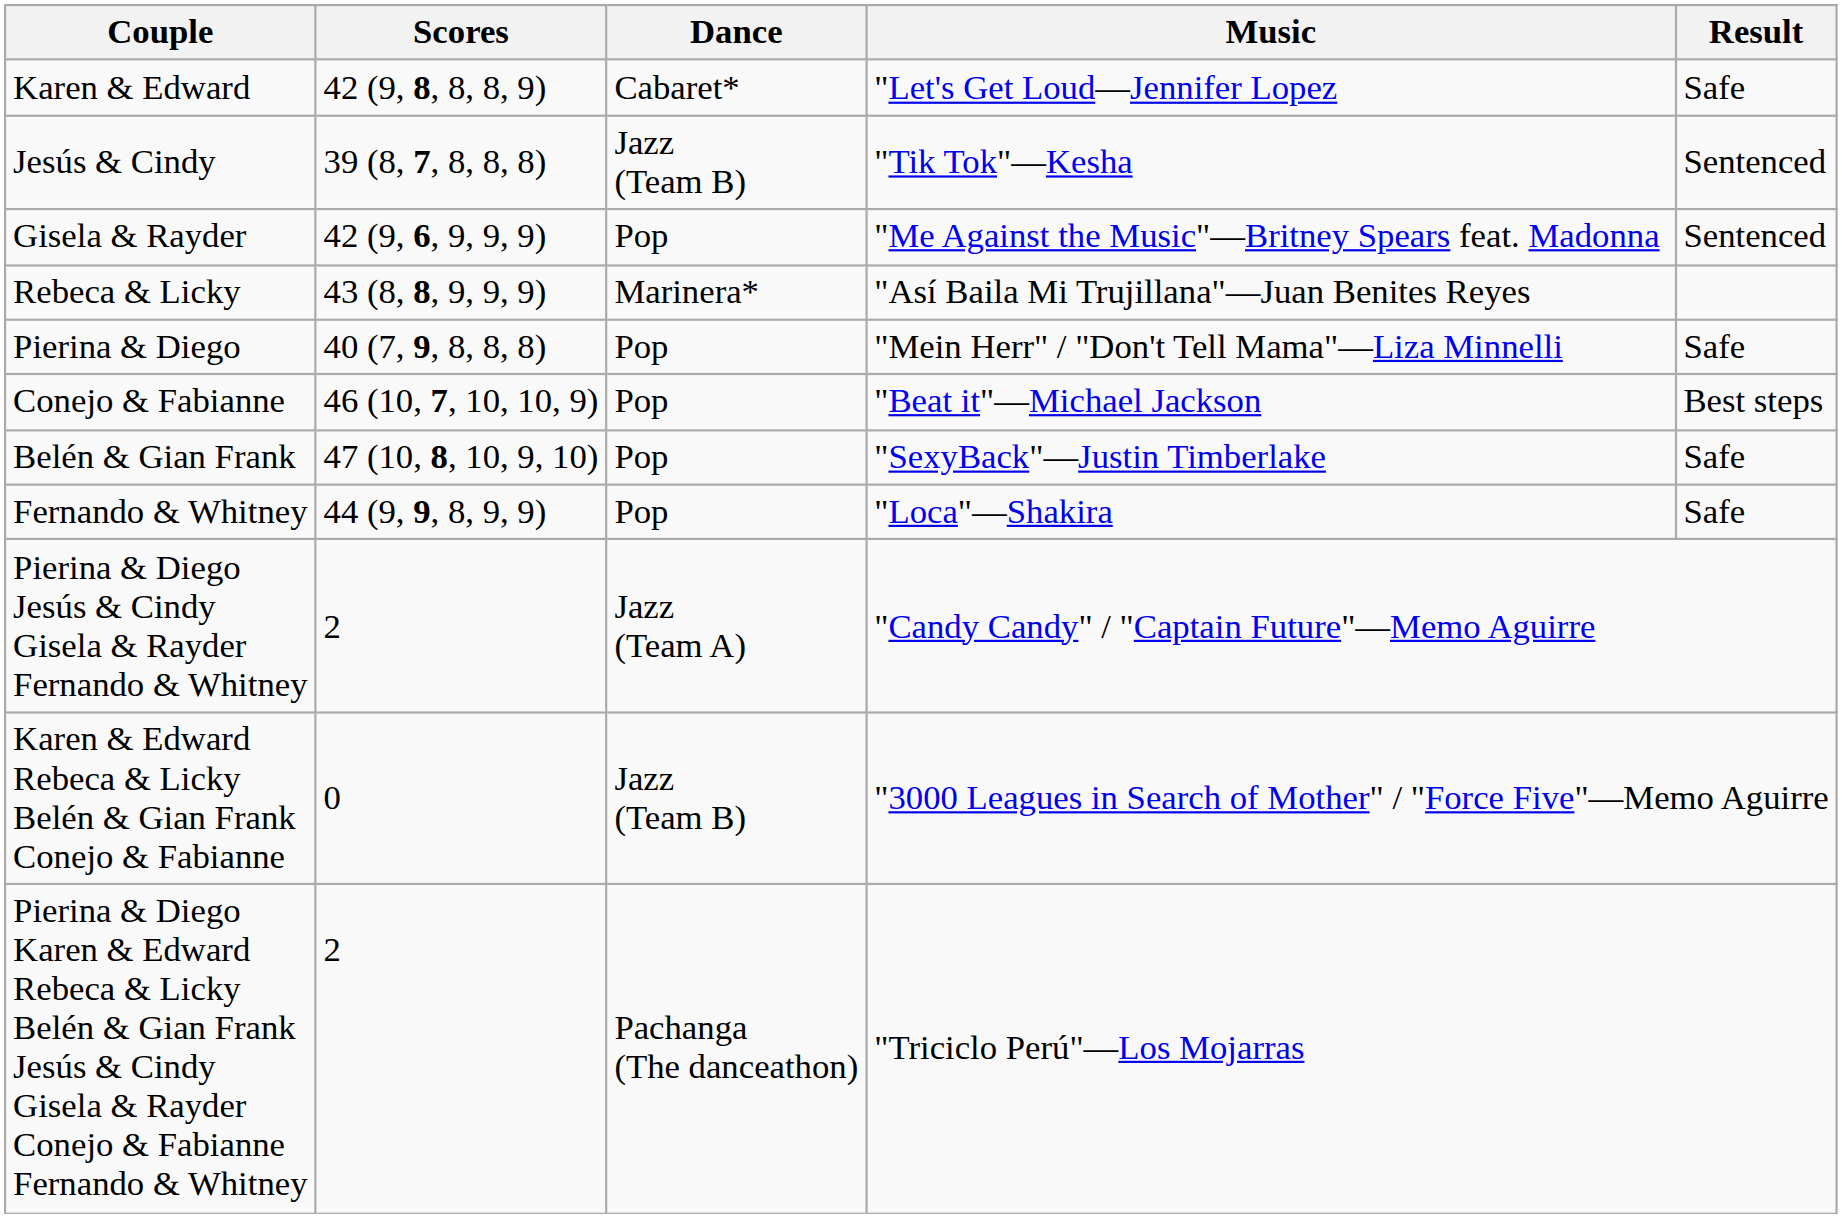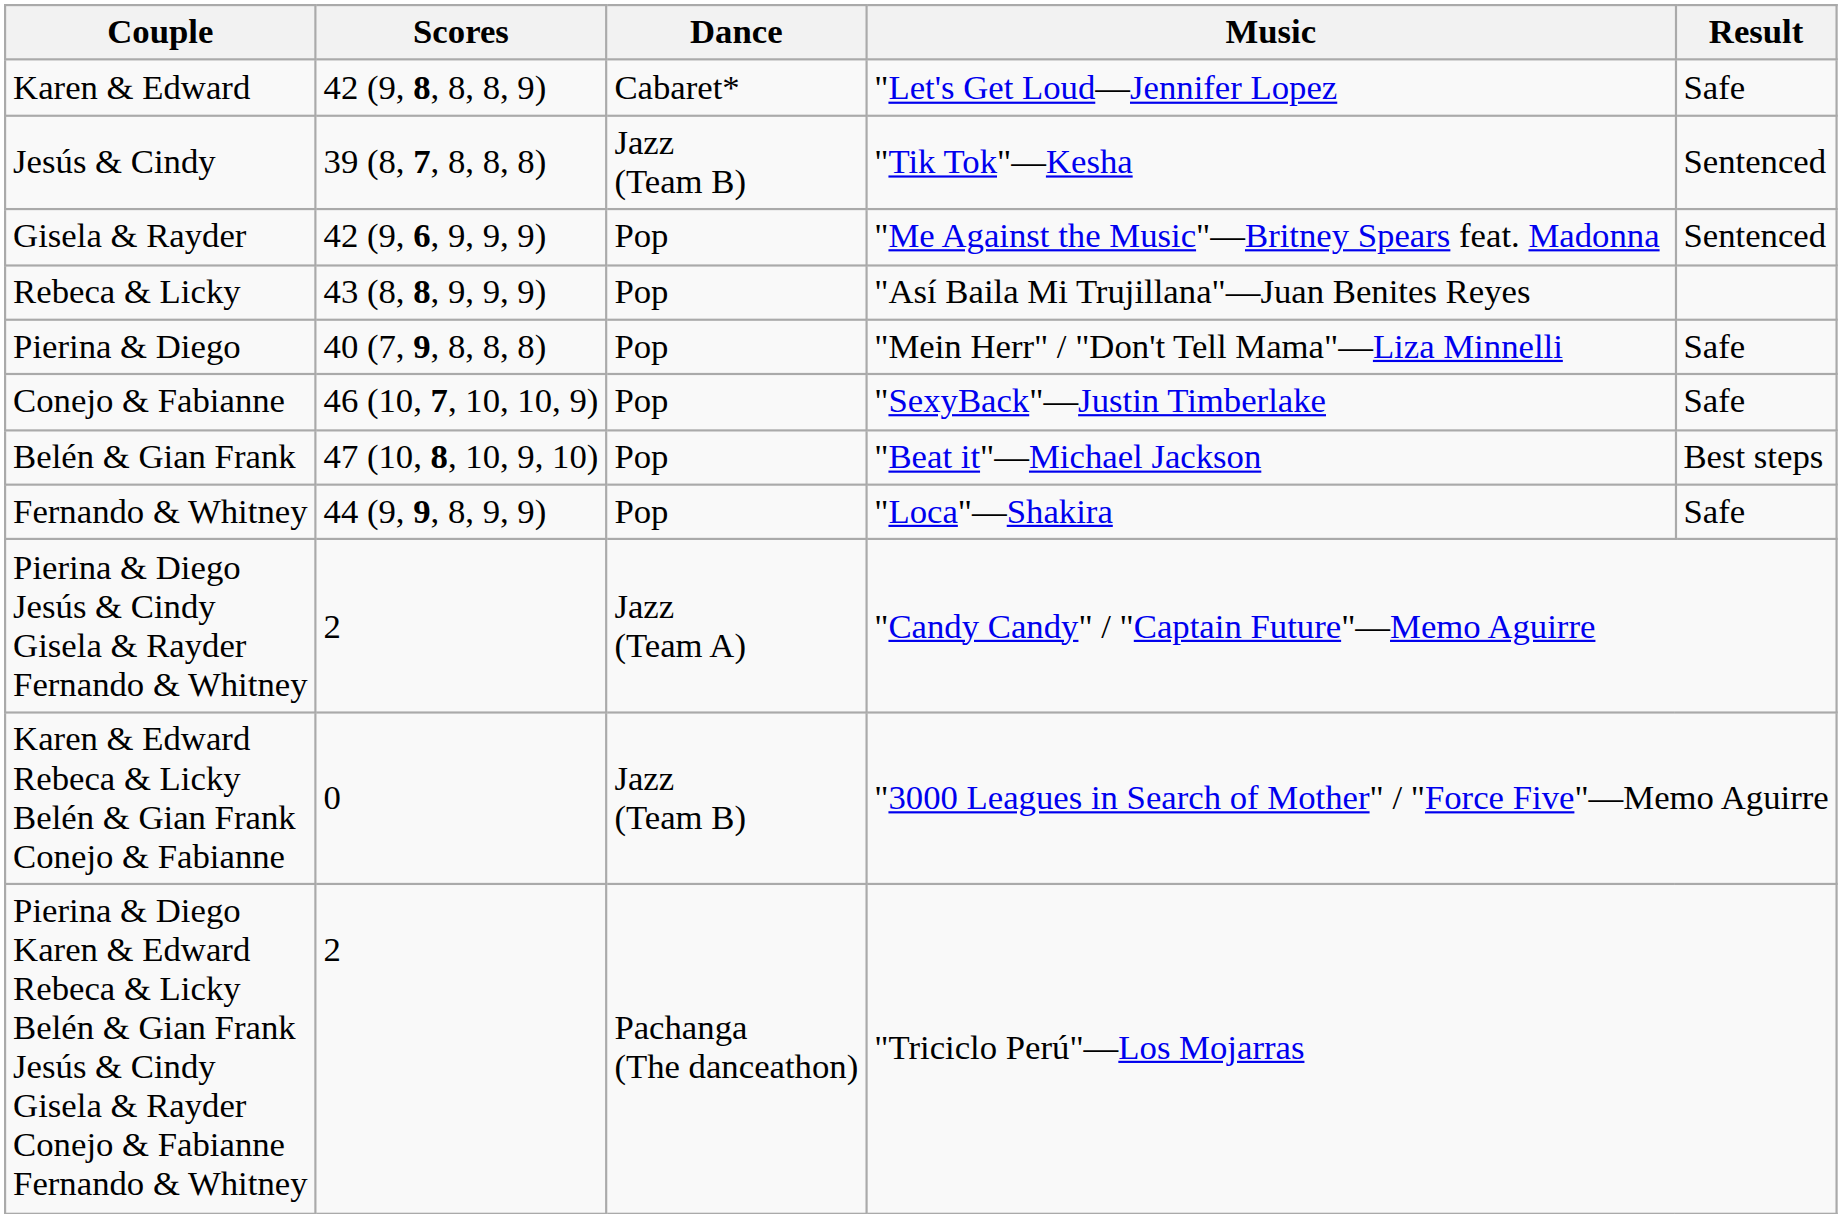(687, 291) Marinera* -> (641, 291) Pop
(1068, 401) "Beat it"—Michael Jackson -> (1100, 401) "SexyBack"—Justin Timberlake
(1753, 401) Best steps -> (1714, 401) Safe
(1100, 456) "SexyBack"—Justin Timberlake -> (1068, 456) "Beat it"—Michael Jackson
(1714, 456) Safe -> (1753, 456) Best steps
